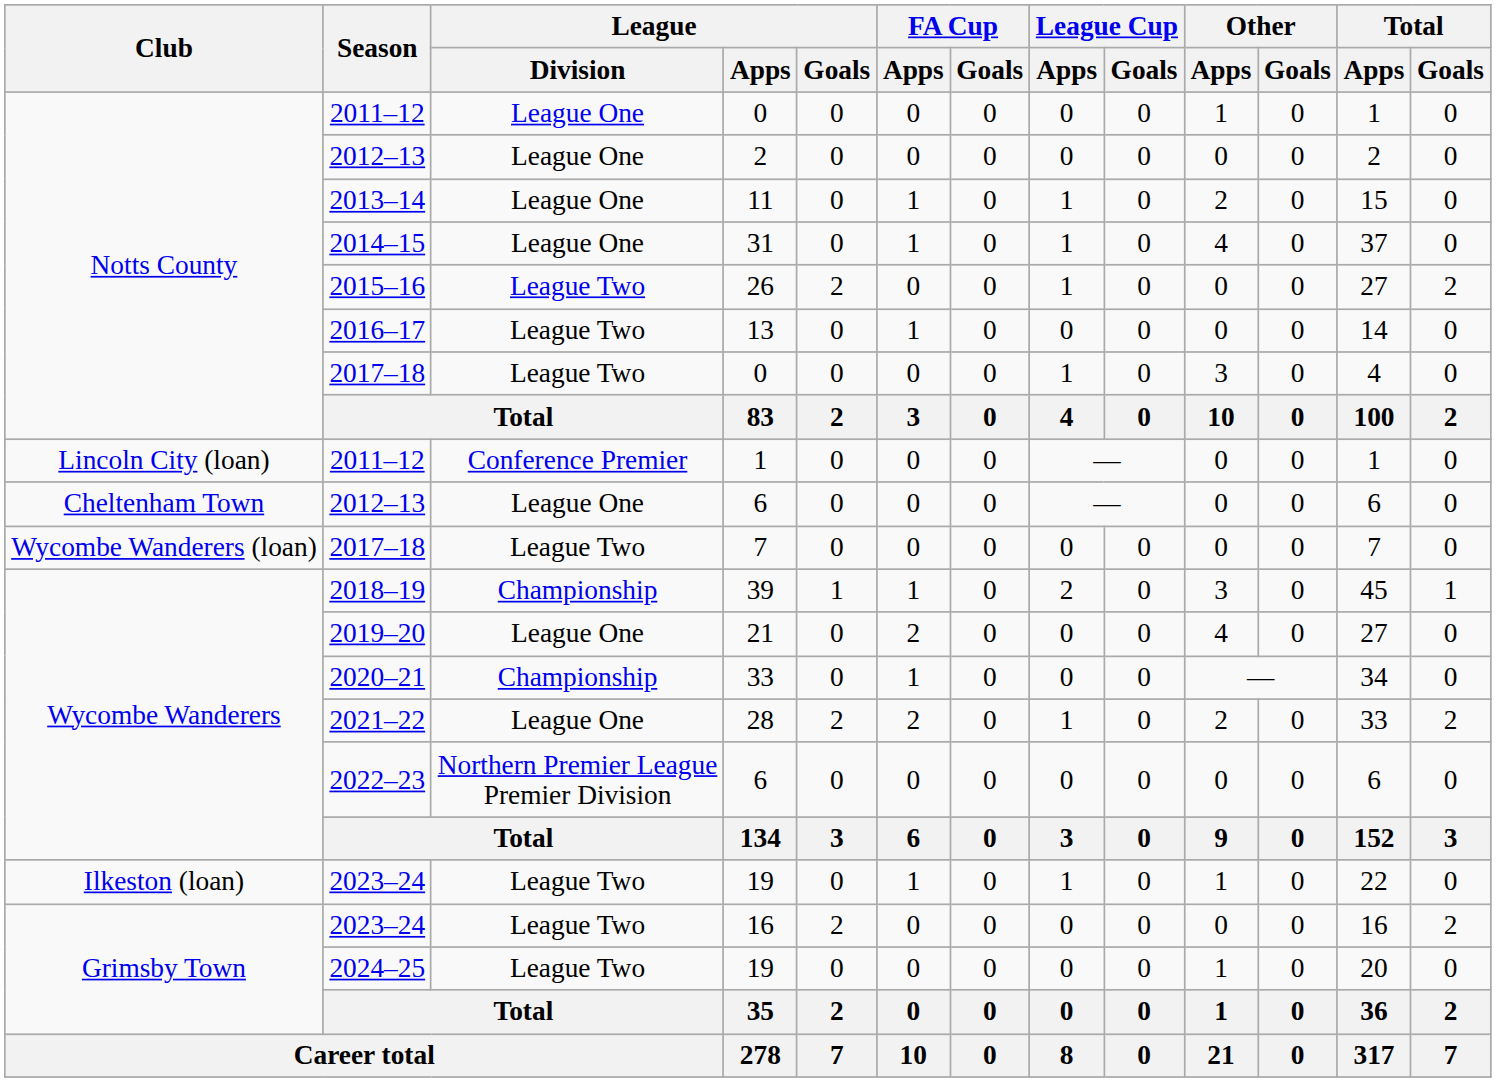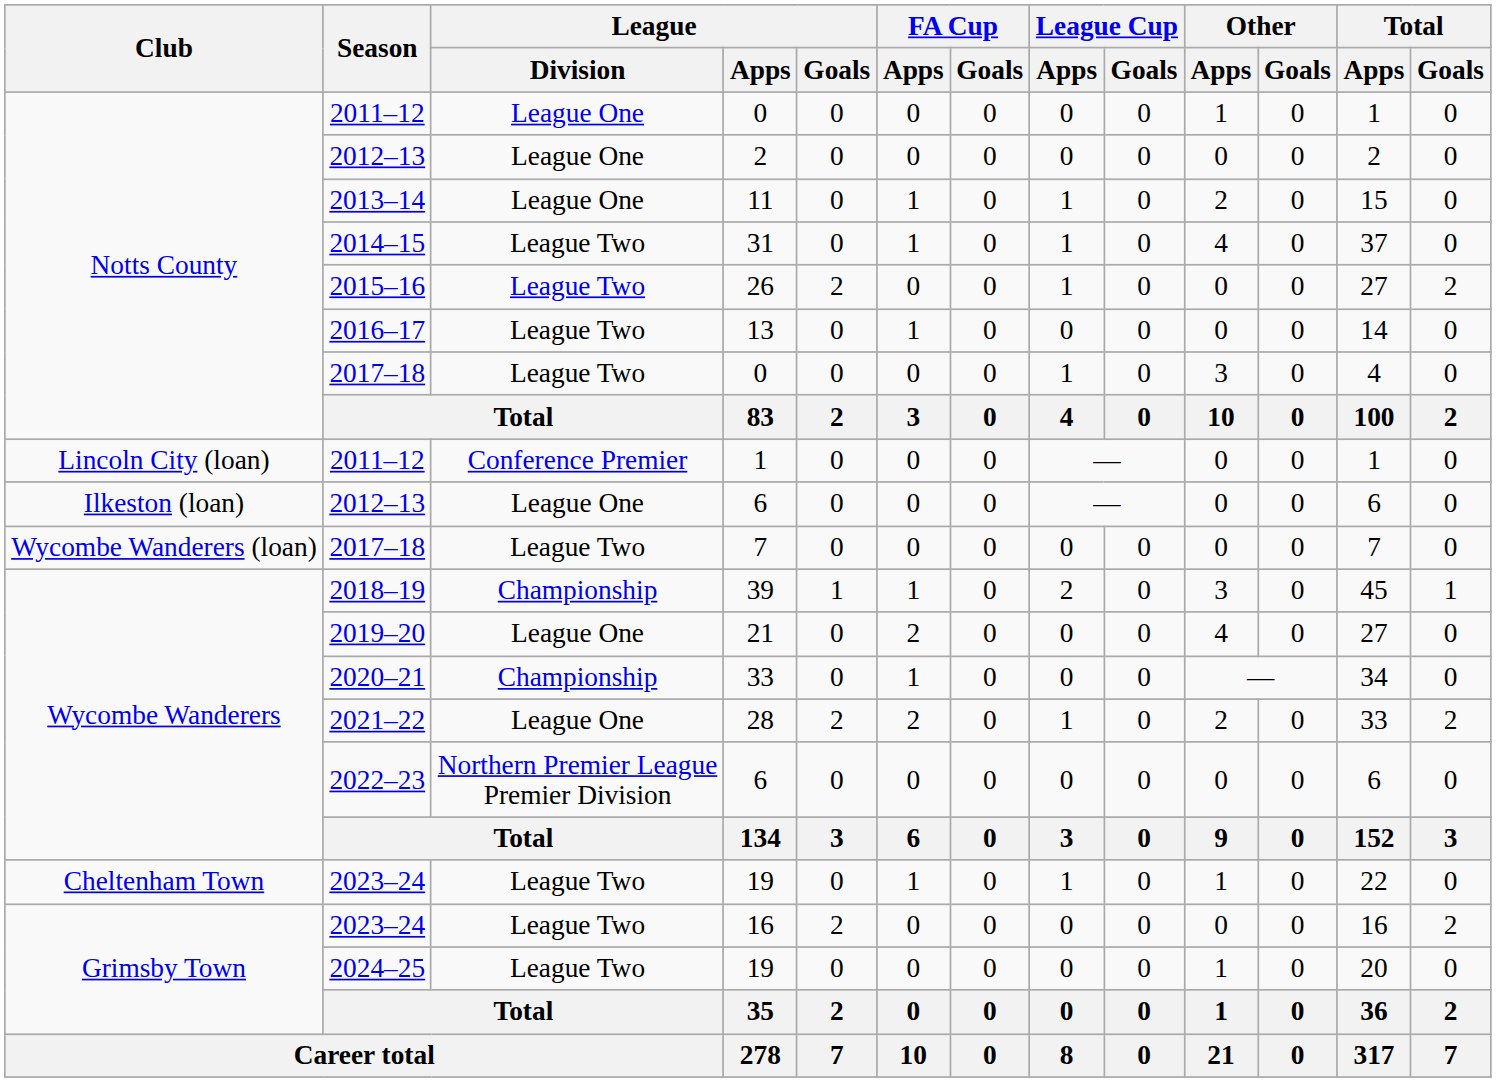(578, 243) League One -> (578, 243) League Two
(164, 503) Cheltenham Town -> (164, 503) Ilkeston (loan)
(164, 881) Ilkeston (loan) -> (164, 881) Cheltenham Town
